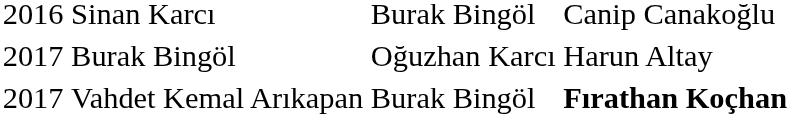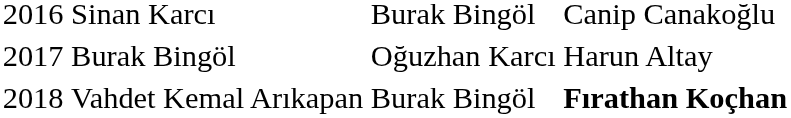(33, 97) 2017 -> (33, 97) 2018
